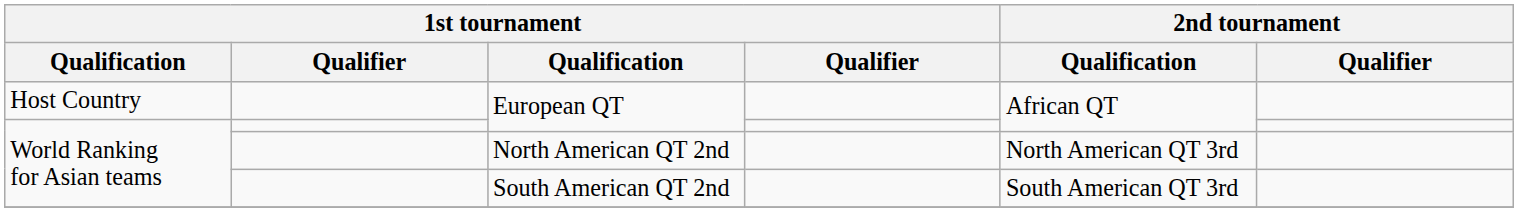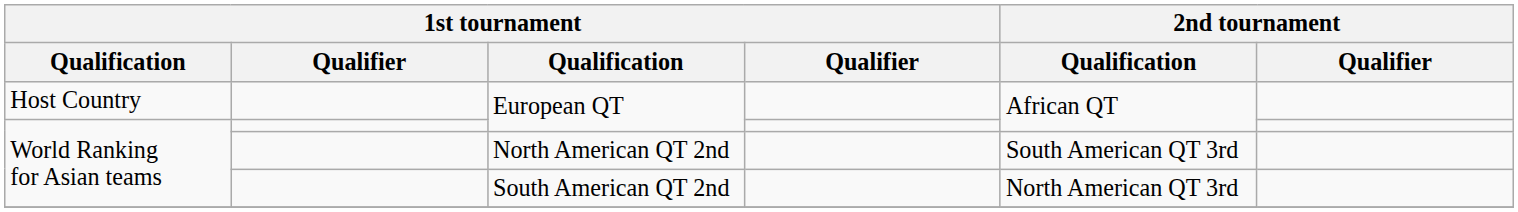(1122, 149) North American QT 3rd -> (1122, 149) South American QT 3rd
(1122, 188) South American QT 3rd -> (1122, 188) North American QT 3rd
